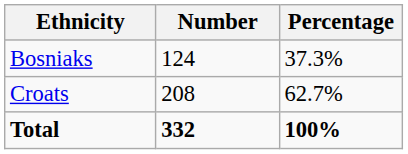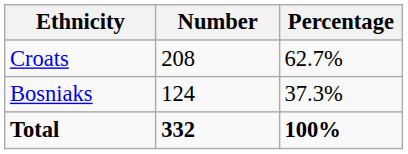rows swapped: (39, 93) <-> (51, 58)
